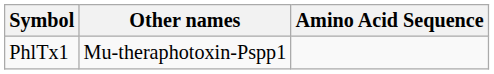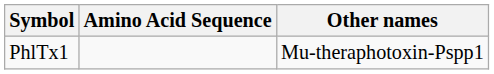columns swapped: (185, 20) <-> (390, 20)
